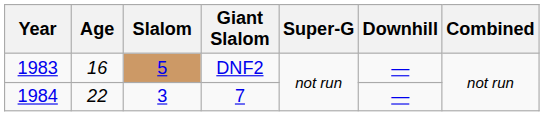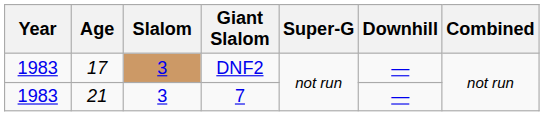(97, 67) 16 -> (97, 67) 17
(162, 67) 5 -> (162, 67) 3
(38, 96) 1984 -> (38, 96) 1983
(97, 96) 22 -> (97, 96) 21
